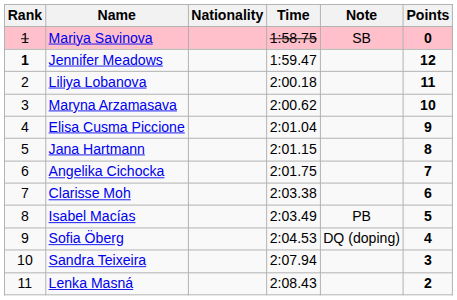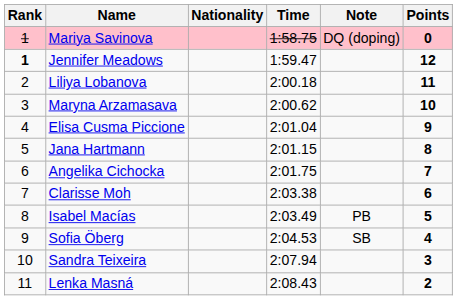(362, 37) SB -> (362, 37) DQ (doping)
(362, 238) DQ (doping) -> (362, 238) SB
